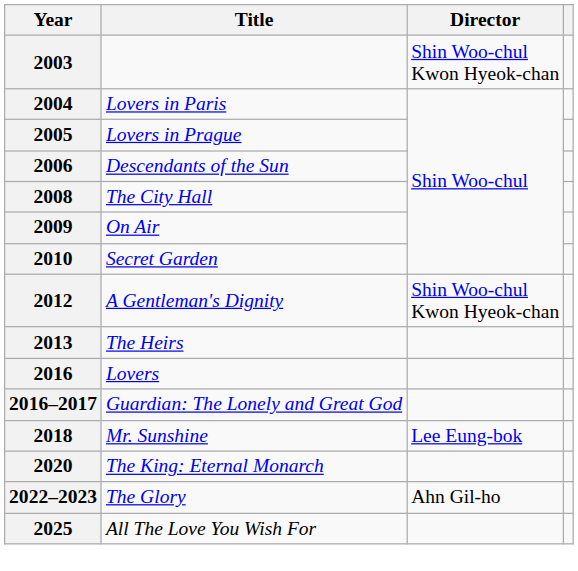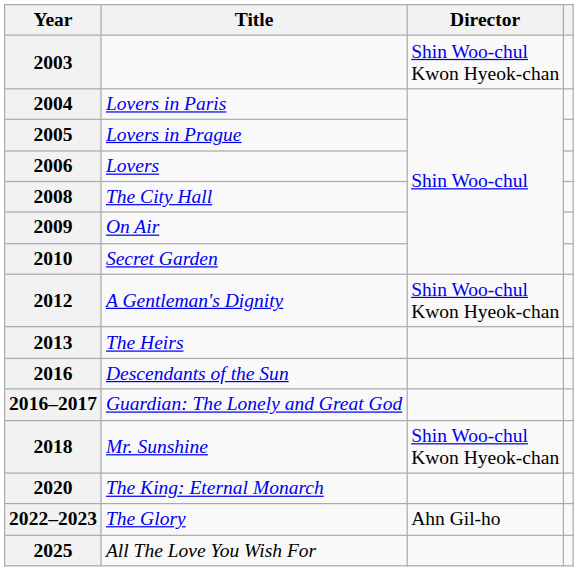(197, 165) Descendants of the Sun -> (133, 165) Lovers
(133, 373) Lovers -> (197, 373) Descendants of the Sun
(467, 435) Lee Eung-bok -> (485, 446) Shin Woo-chul Kwon Hyeok-chan
